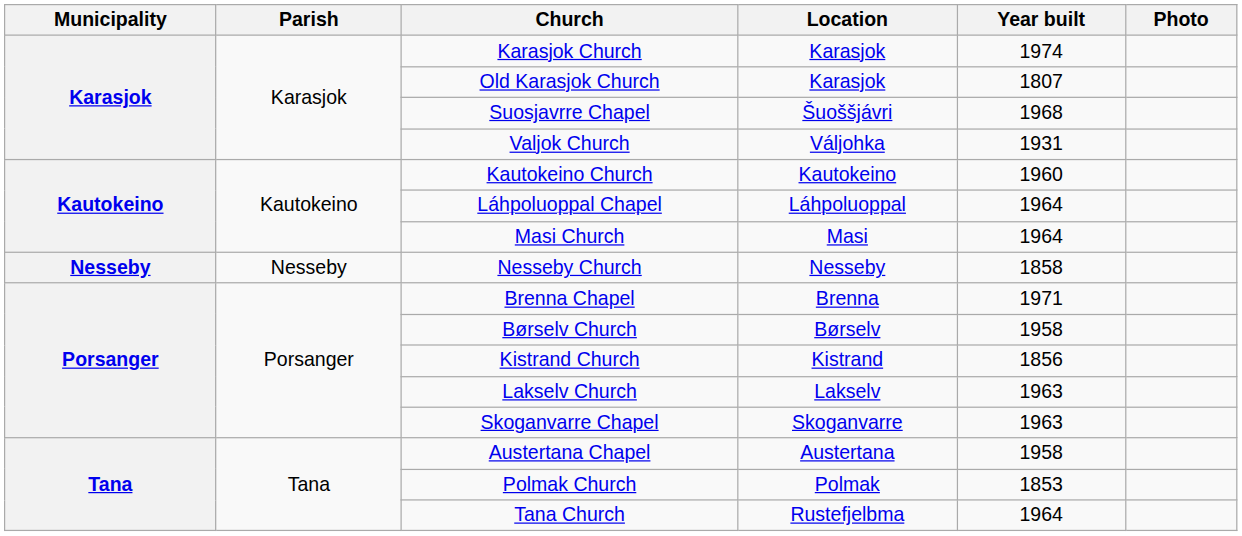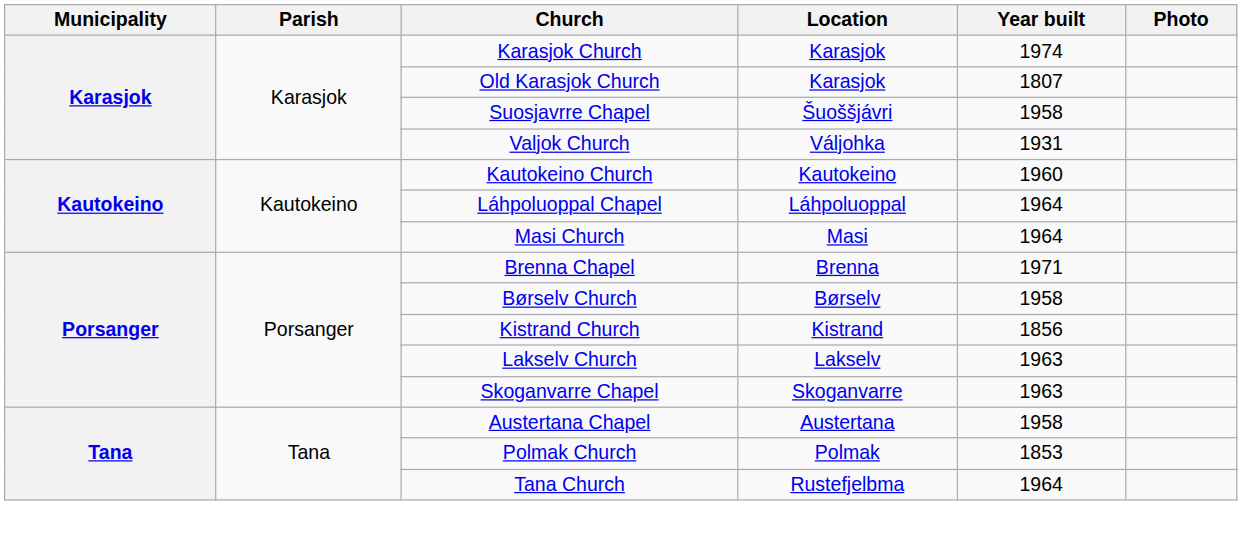(1041, 112) 1968 -> (1041, 112) 1958
- row: (570, 267)
